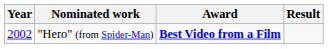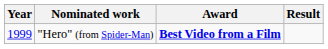(20, 33) 2002 -> (20, 33) 1999
